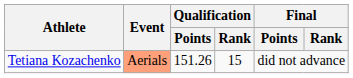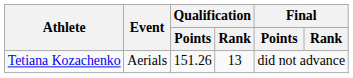(147, 61) lightsalmon background -> (147, 61) no background
(235, 61) 15 -> (235, 61) 13
